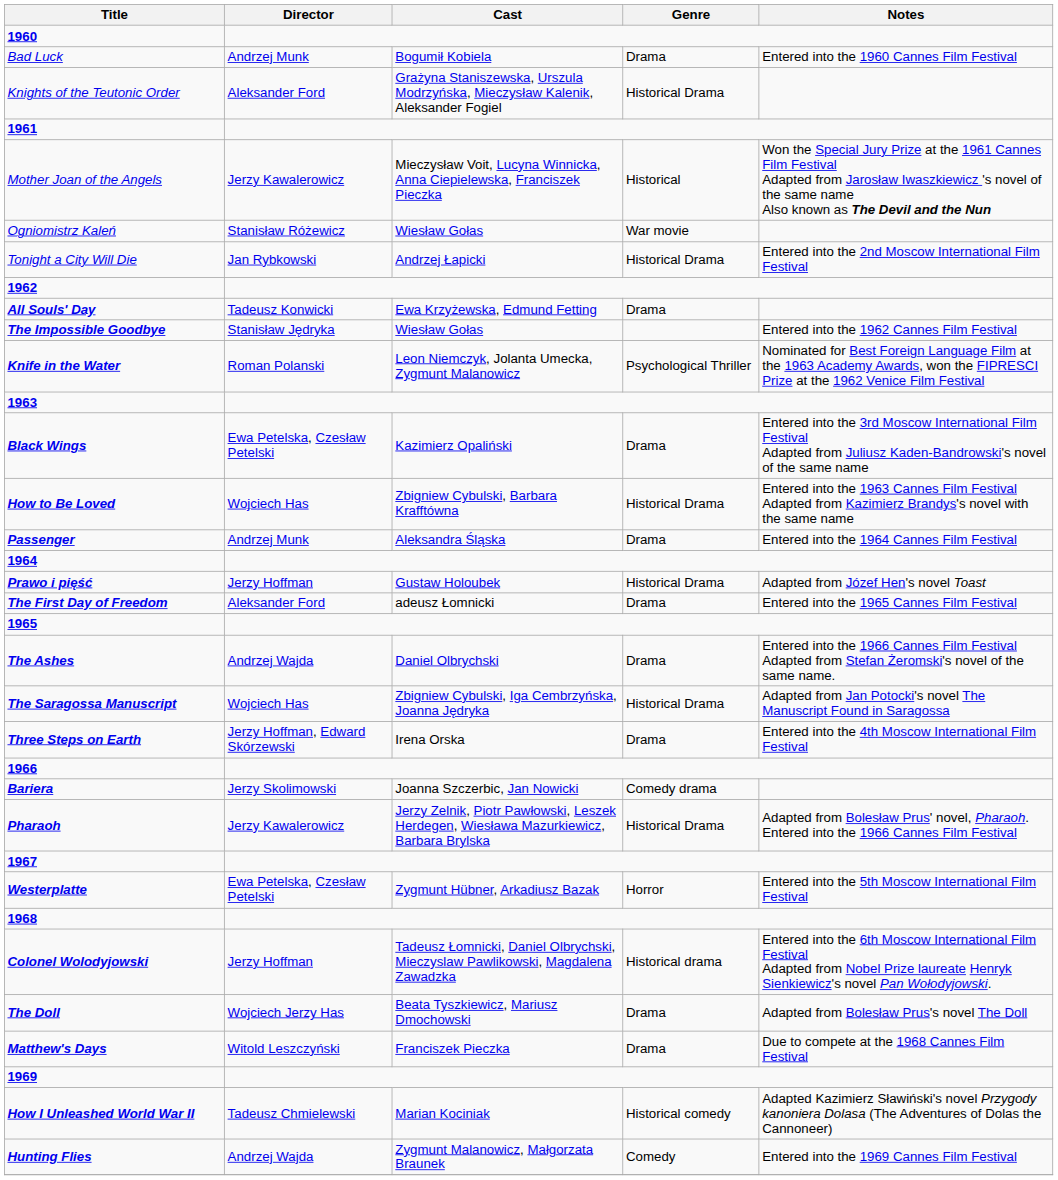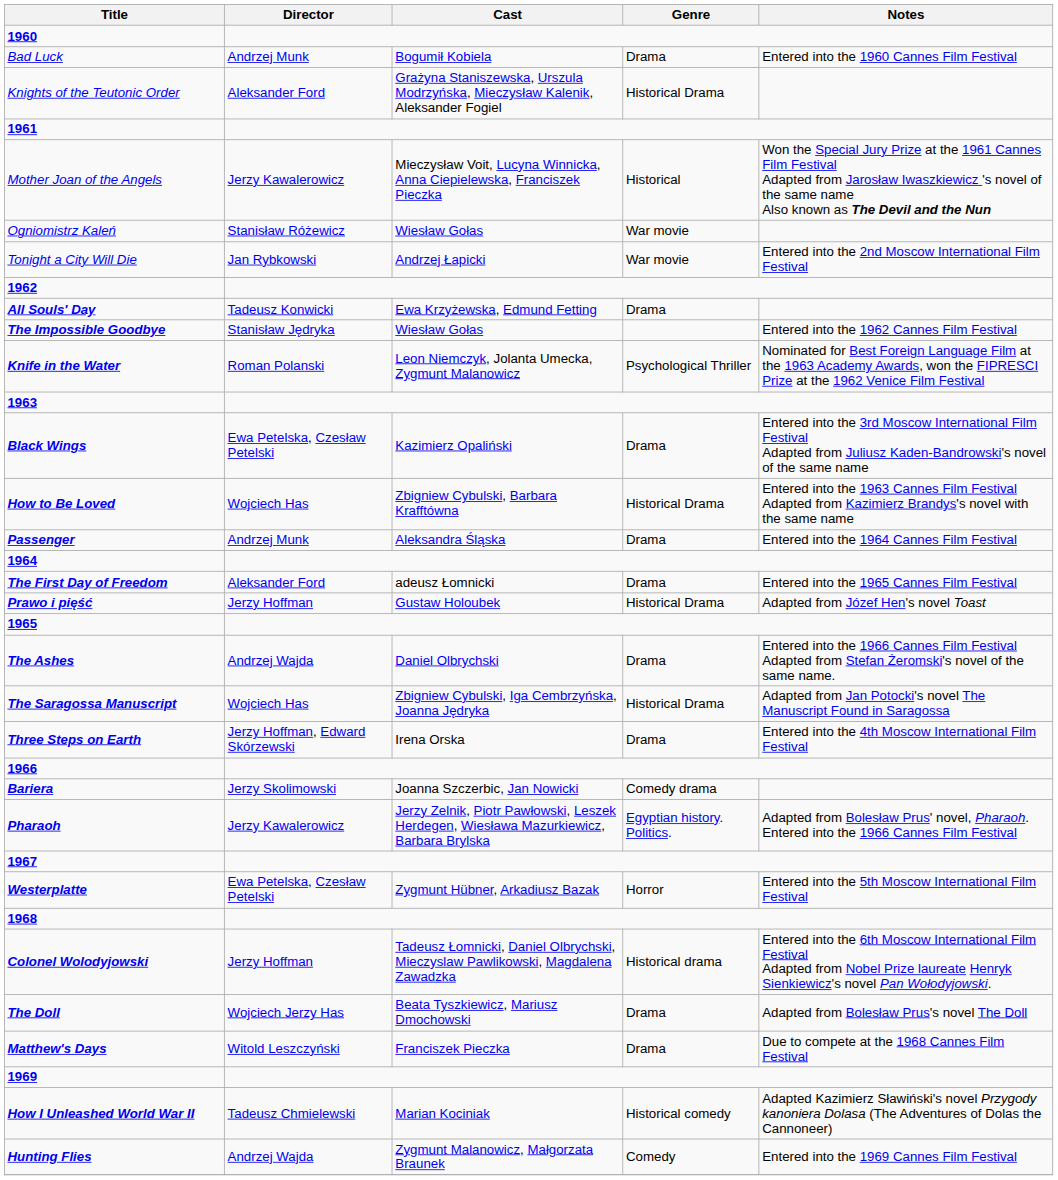(675, 259) Historical Drama -> (657, 259) War movie
rows swapped: (88, 603) <-> (50, 582)
(675, 825) Historical Drama -> (675, 825) Egyptian history. Politics.
